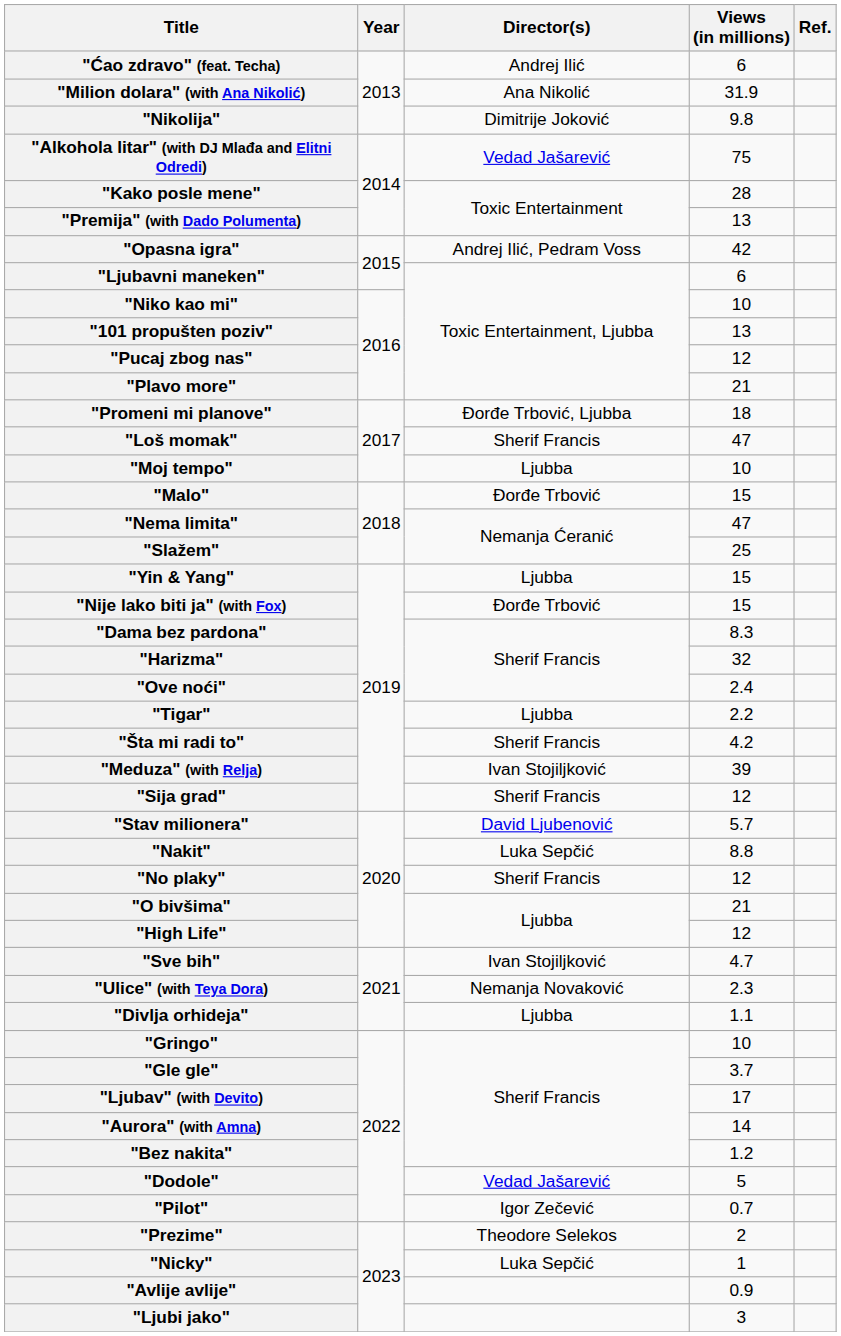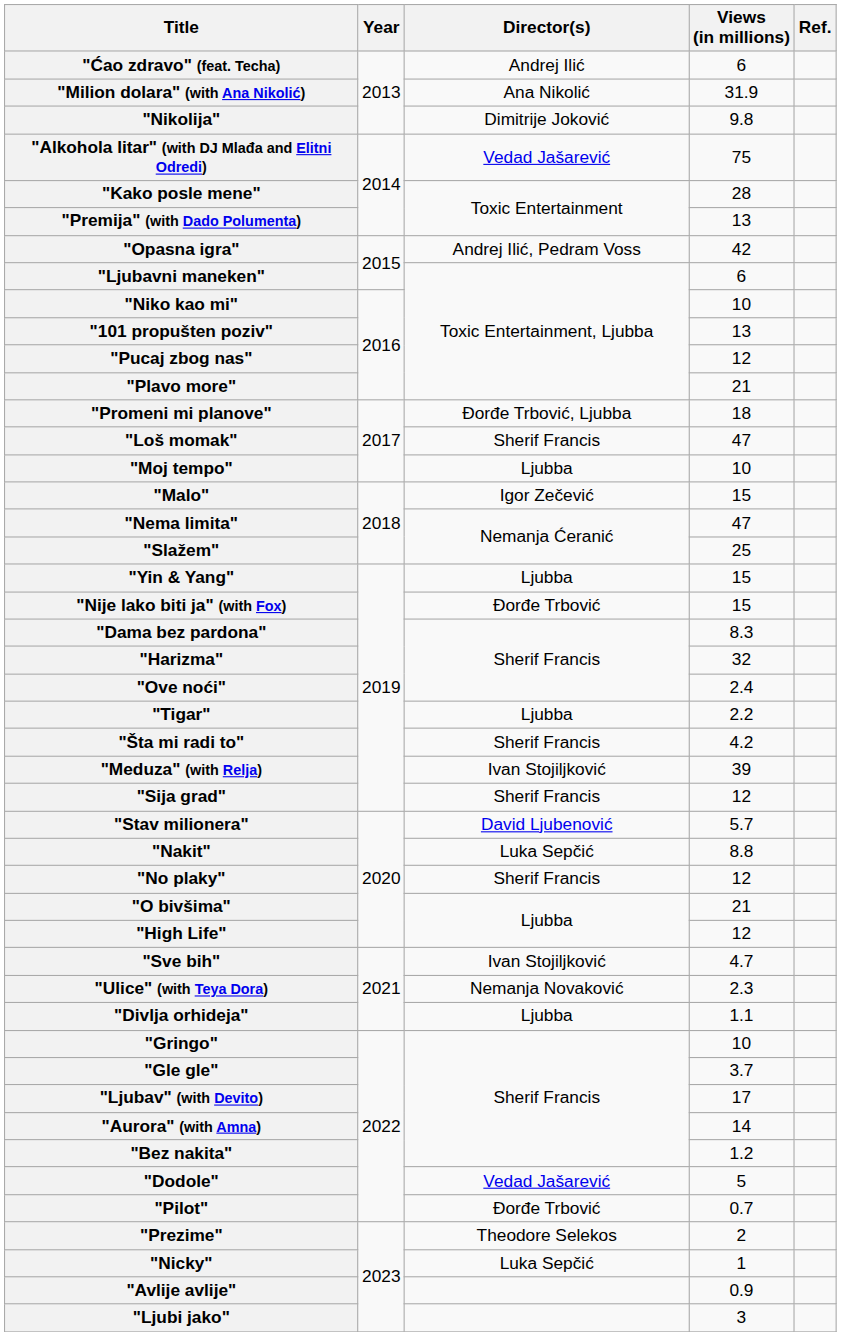(547, 495) Đorđe Trbović -> (547, 495) Igor Zečević
(547, 1208) Igor Zečević -> (547, 1208) Đorđe Trbović
